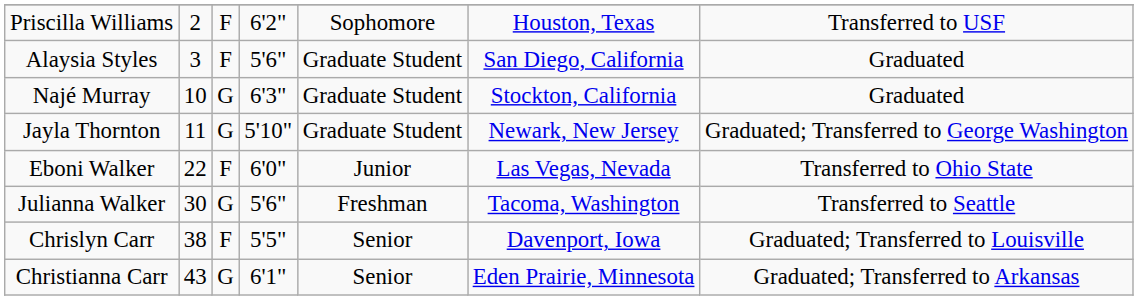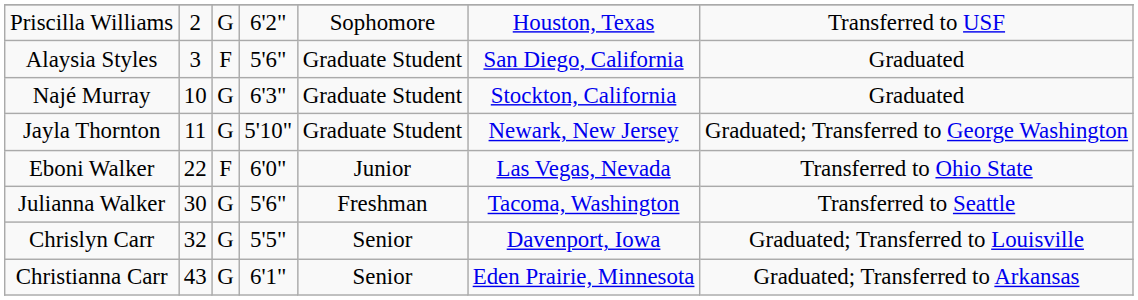(225, 22) F -> (225, 22) G
(195, 240) 38 -> (195, 240) 32
(225, 240) F -> (225, 240) G
